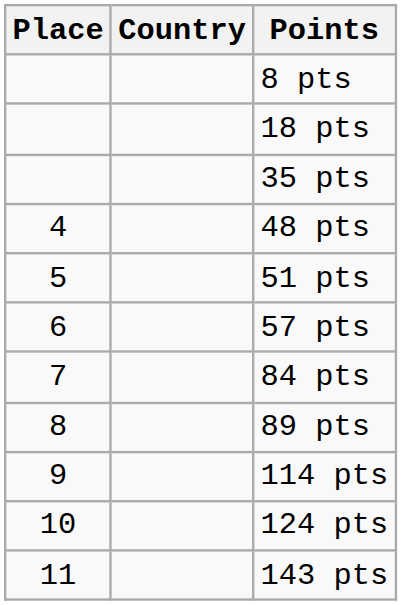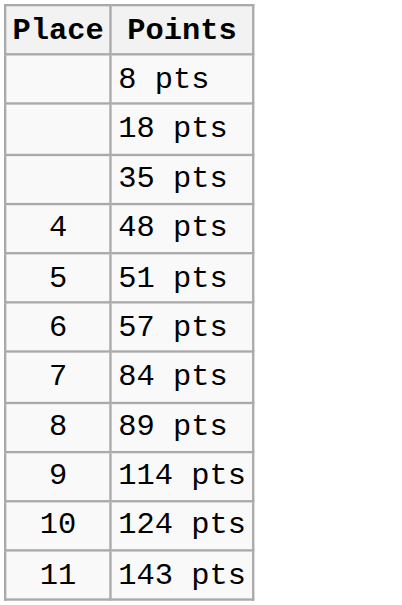- column: (182, 30)
